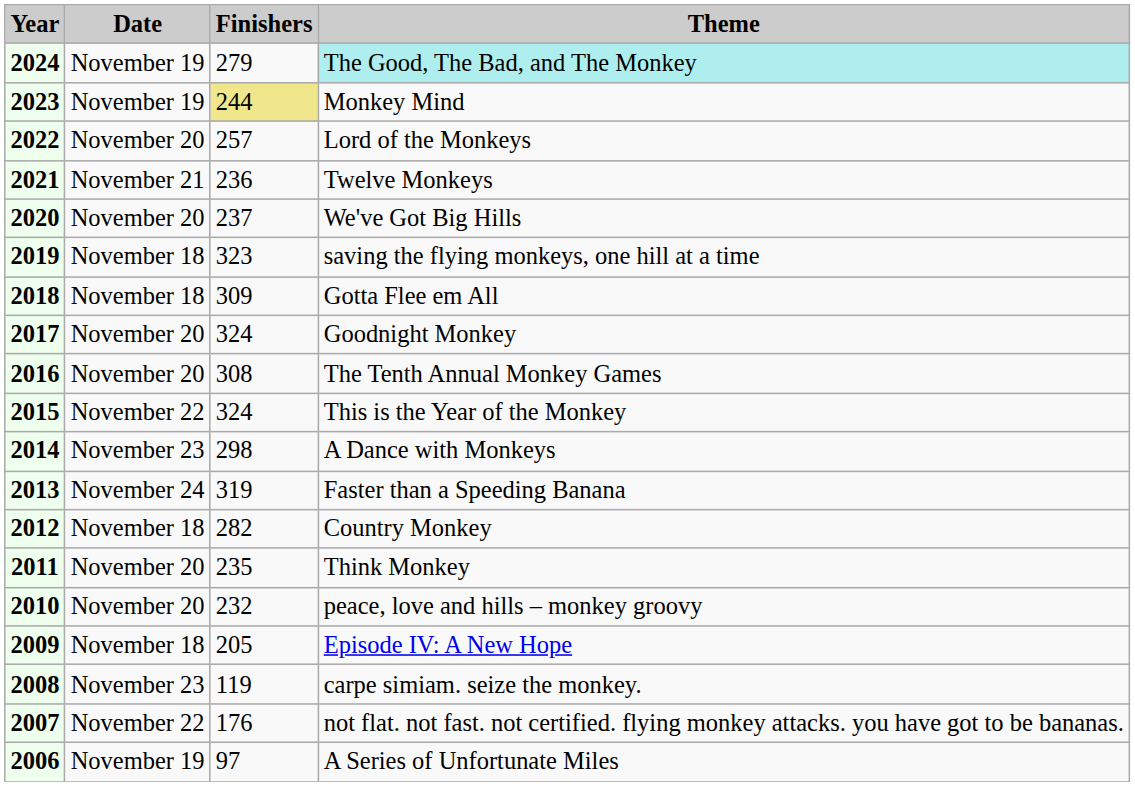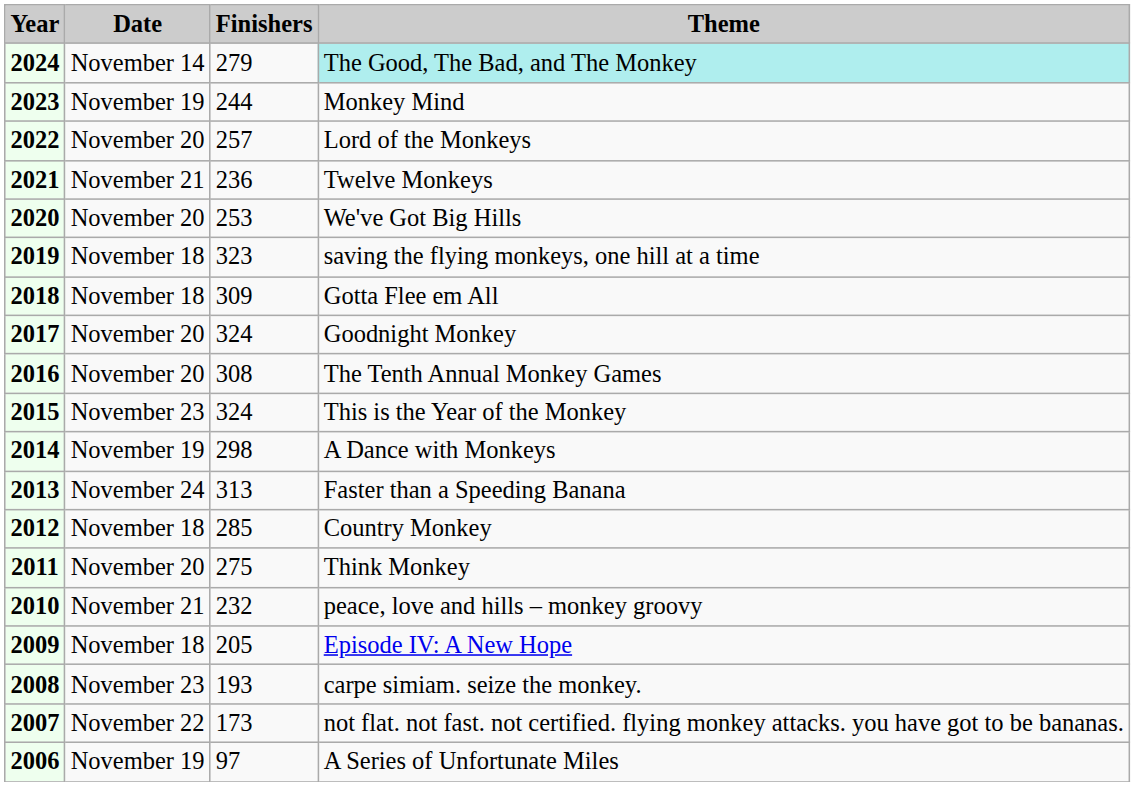(138, 62) November 19 -> (138, 62) November 14
(234, 101) khaki background -> (234, 101) no background
(234, 218) 237 -> (234, 218) 253
(138, 412) November 22 -> (138, 412) November 23
(138, 450) November 23 -> (138, 450) November 19
(234, 489) 319 -> (234, 489) 313
(234, 528) 282 -> (234, 528) 285
(234, 567) 235 -> (234, 567) 275
(138, 606) November 20 -> (138, 606) November 21
(234, 683) 119 -> (234, 683) 193
(234, 722) 176 -> (234, 722) 173
